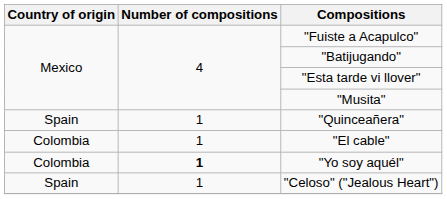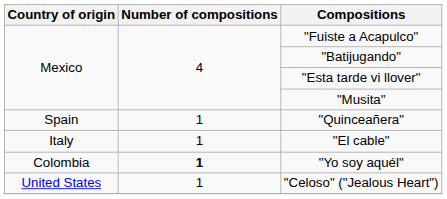(61, 141) Colombia -> (61, 141) Italy
(61, 183) Spain -> (61, 183) United States
